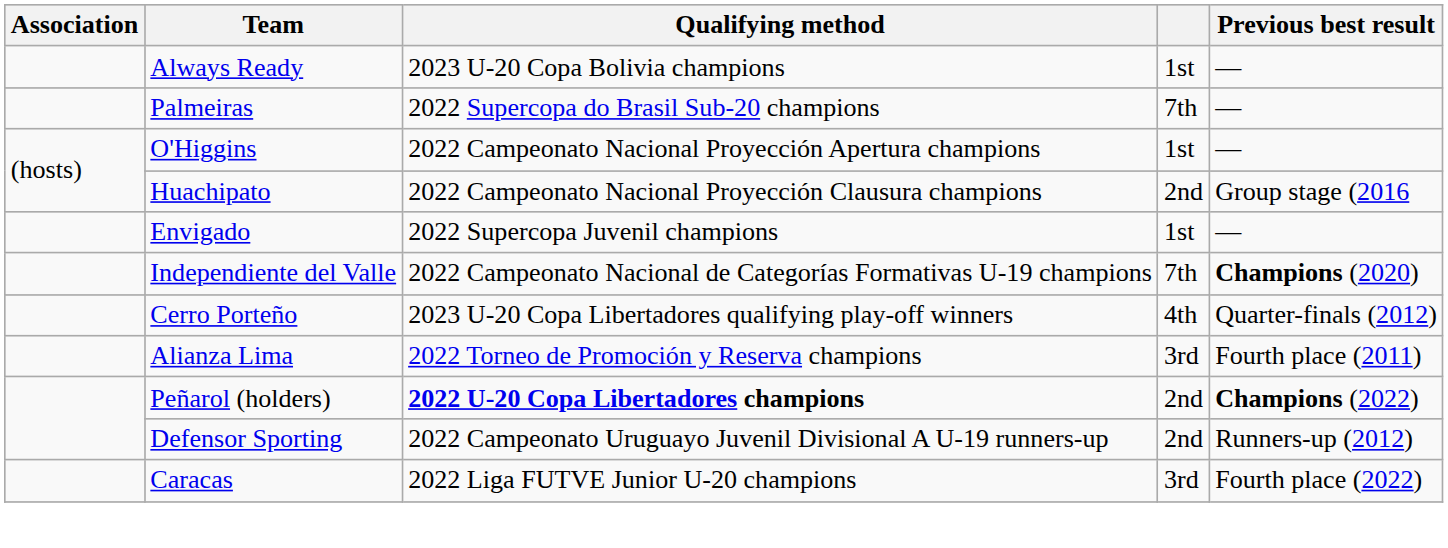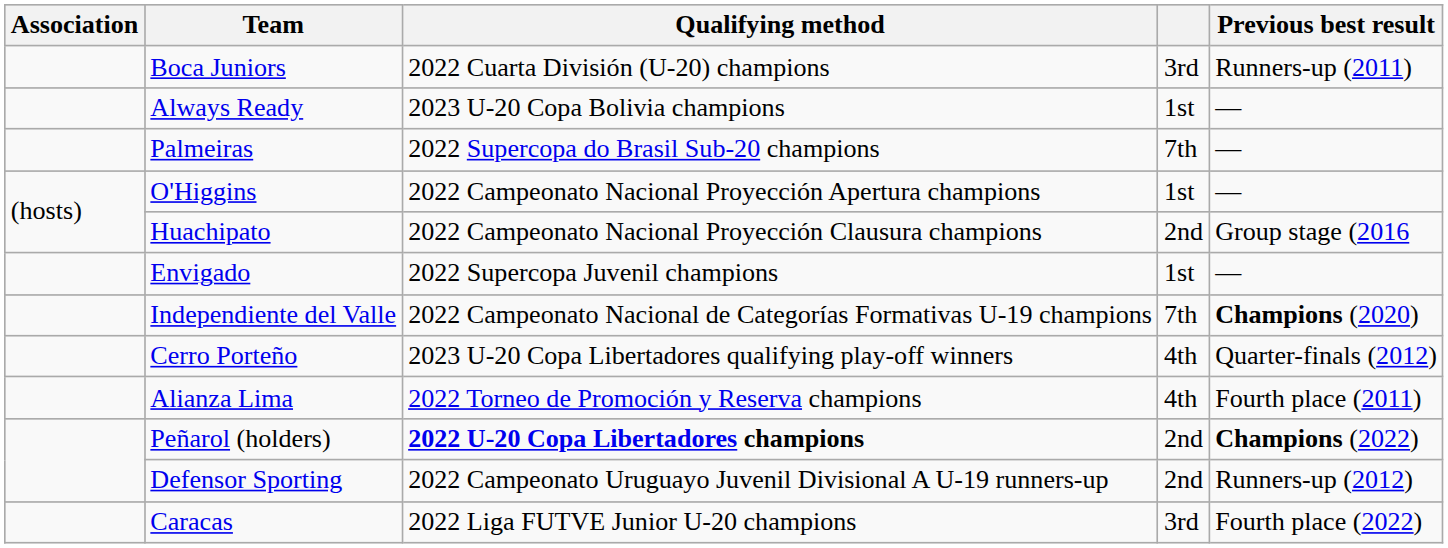+ row: (218, 66)
(1181, 356) 3rd -> (1181, 397) 4th
